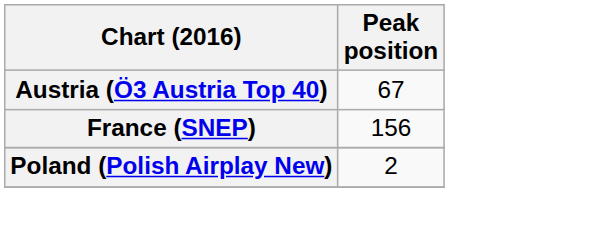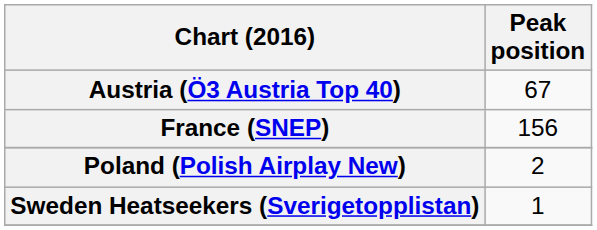+ row: (245, 205)
